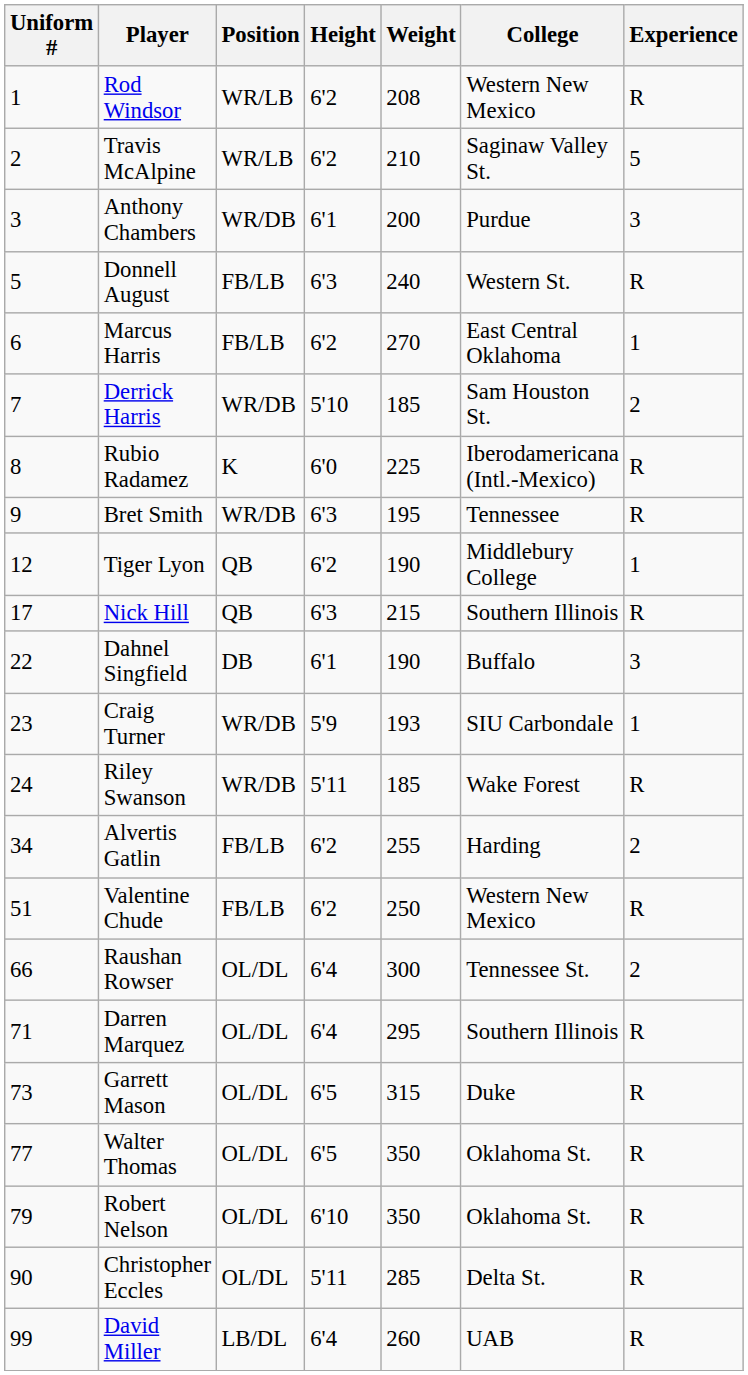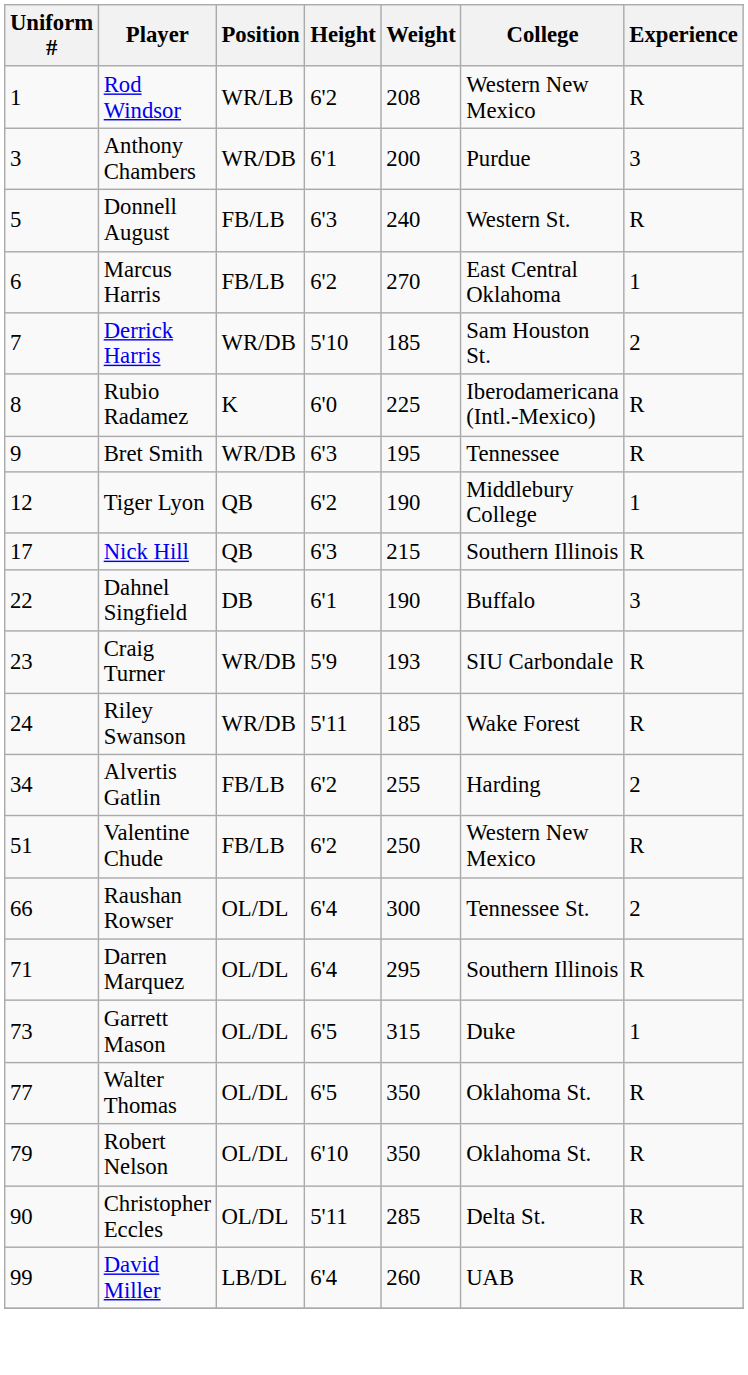- row: (150, 158)
(635, 723) 1 -> (637, 661) R
(637, 1092) R -> (635, 1031) 1
